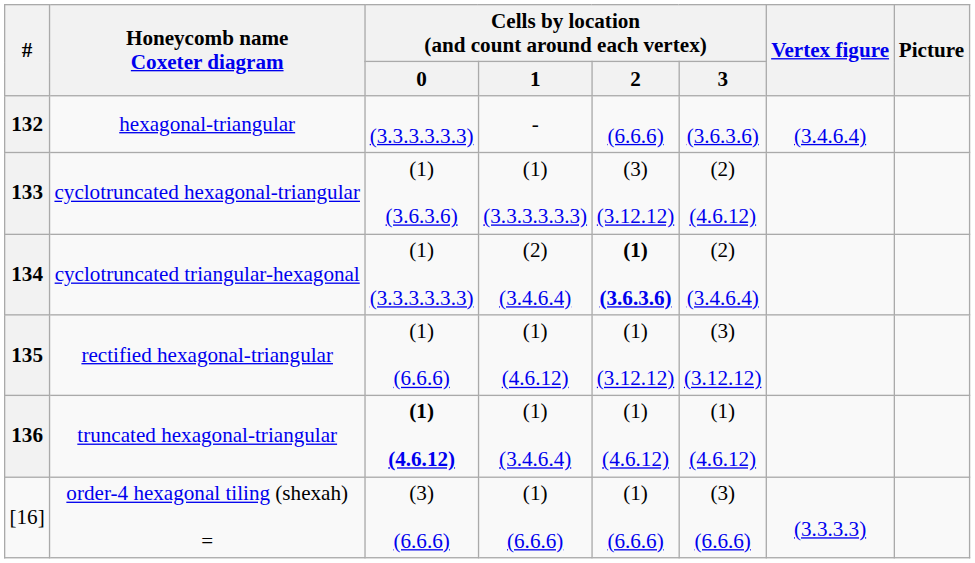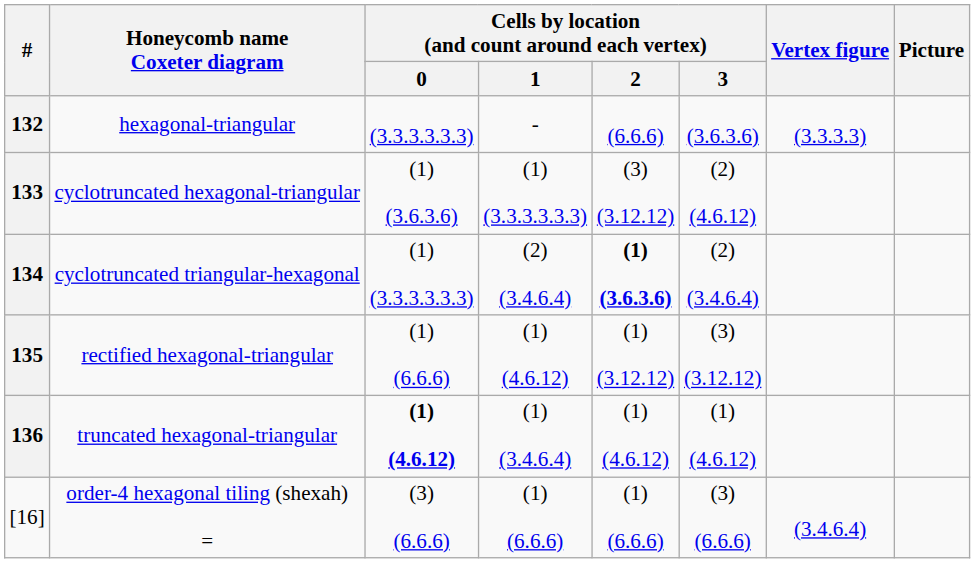(830, 135) (3.4.6.4) -> (830, 135) (3.3.3.3)
(830, 528) (3.3.3.3) -> (830, 528) (3.4.6.4)
